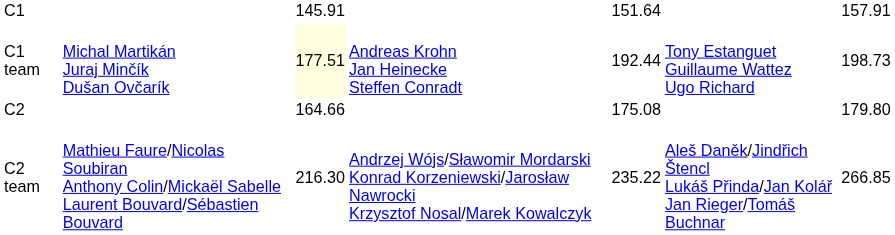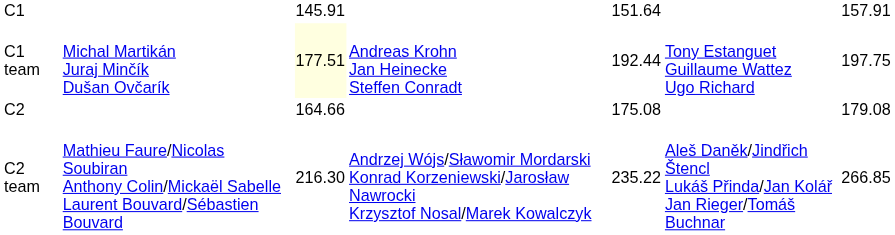(866, 60) 198.73 -> (866, 60) 197.75
(866, 110) 179.80 -> (866, 110) 179.08
